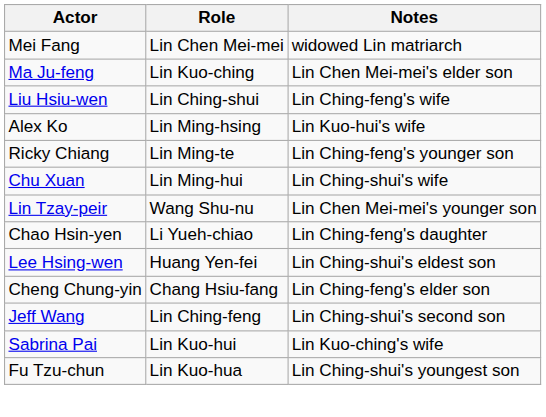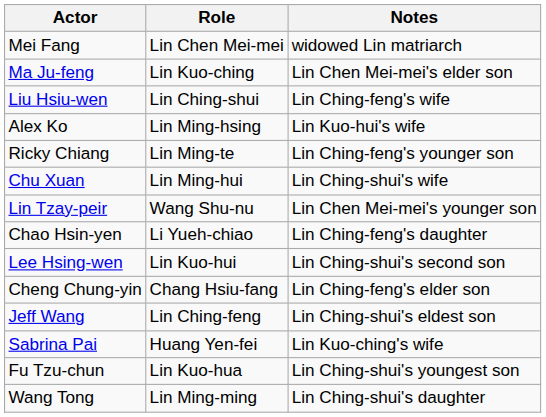(203, 262) Huang Yen-fei -> (193, 262) Lin Kuo-hui
(394, 262) Lin Ching-shui's eldest son -> (398, 262) Lin Ching-shui's second son
(398, 316) Lin Ching-shui's second son -> (394, 316) Lin Ching-shui's eldest son
(193, 343) Lin Kuo-hui -> (203, 343) Huang Yen-fei
+ row: (51, 398)
